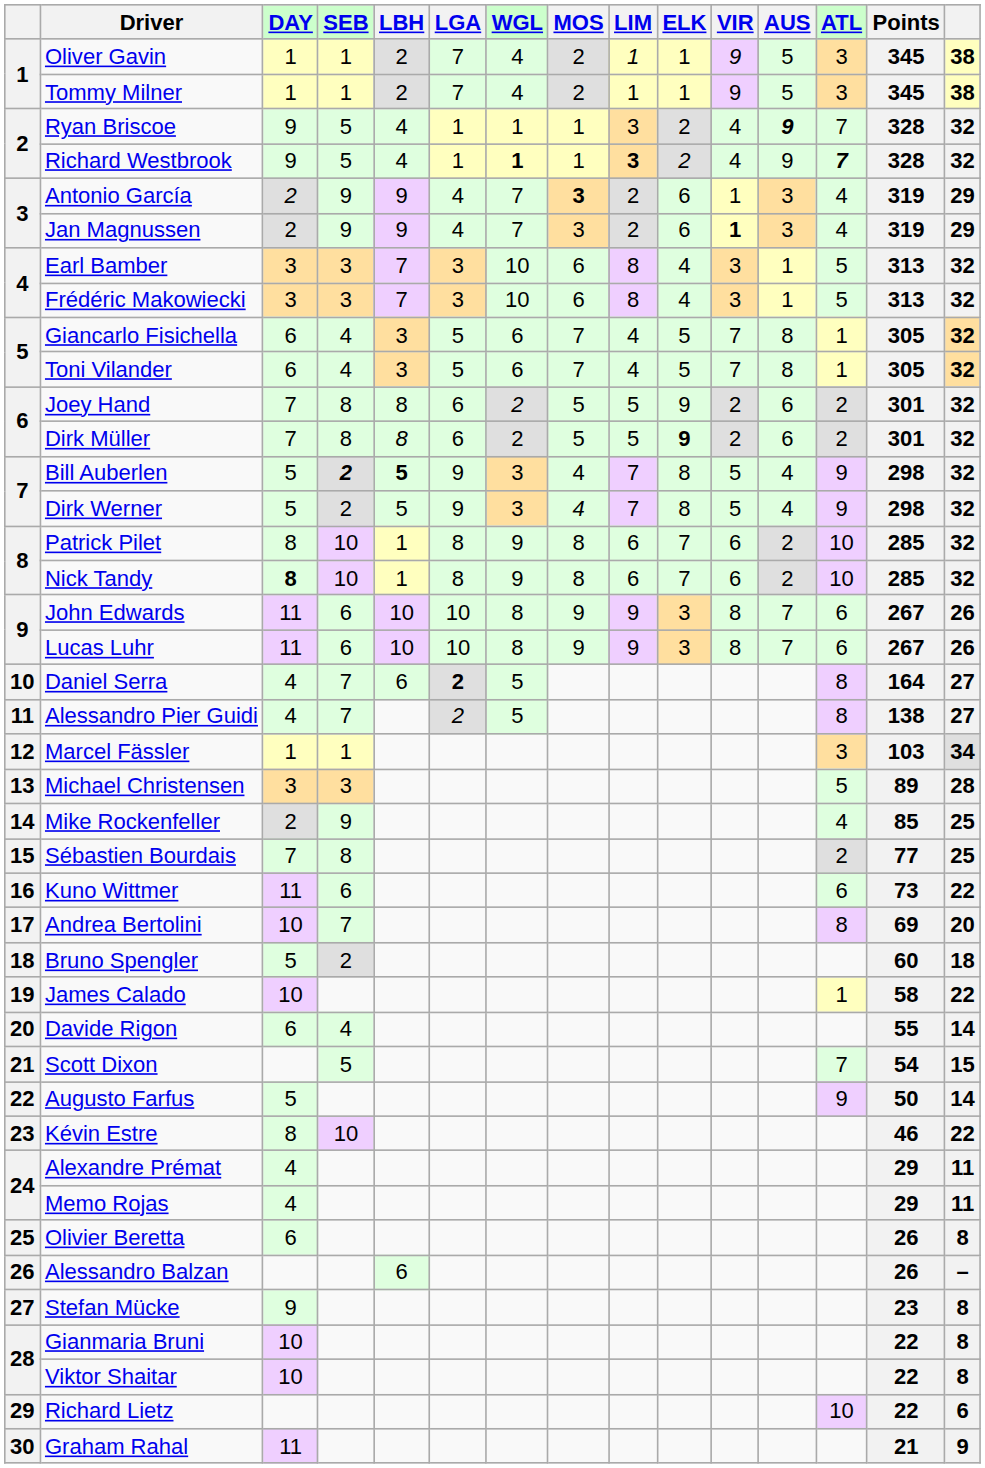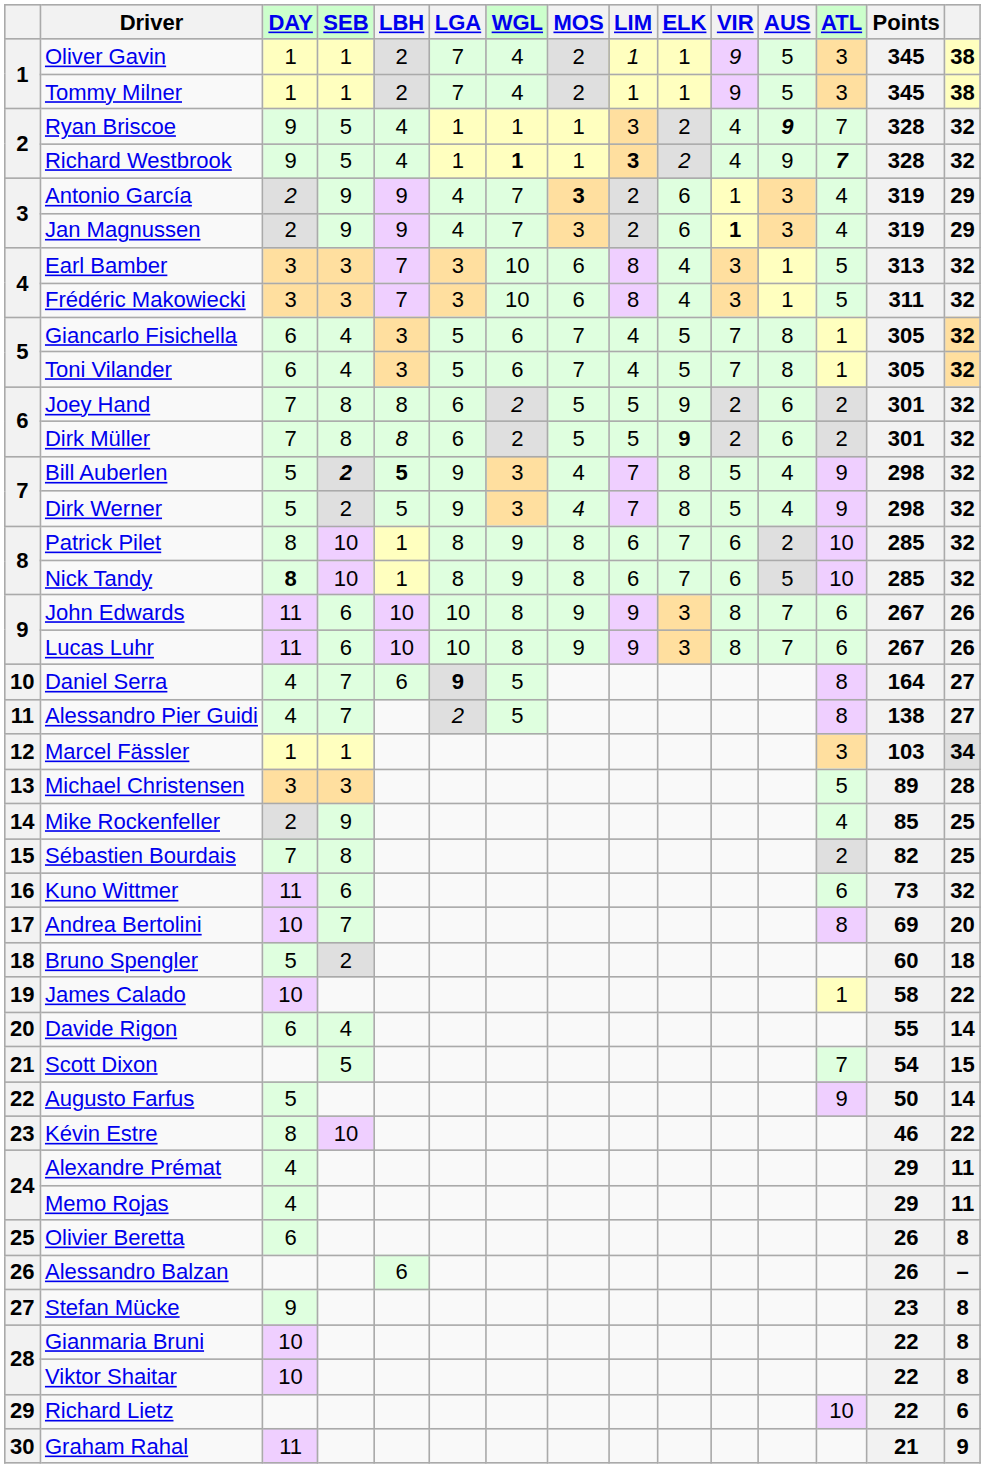(906, 300) 313 -> (906, 300) 311
(787, 577) 2 -> (787, 577) 5
(458, 682) 2 -> (458, 682) 9
(906, 855) 77 -> (906, 855) 82
(963, 890) 22 -> (963, 890) 32
